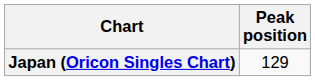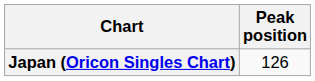(275, 62) 129 -> (275, 62) 126
